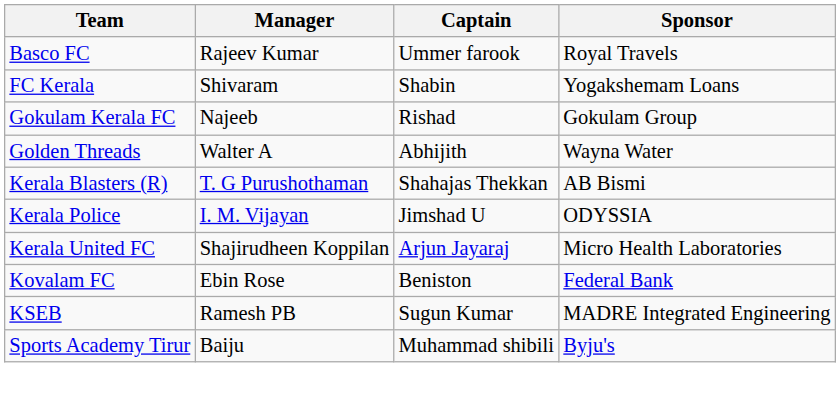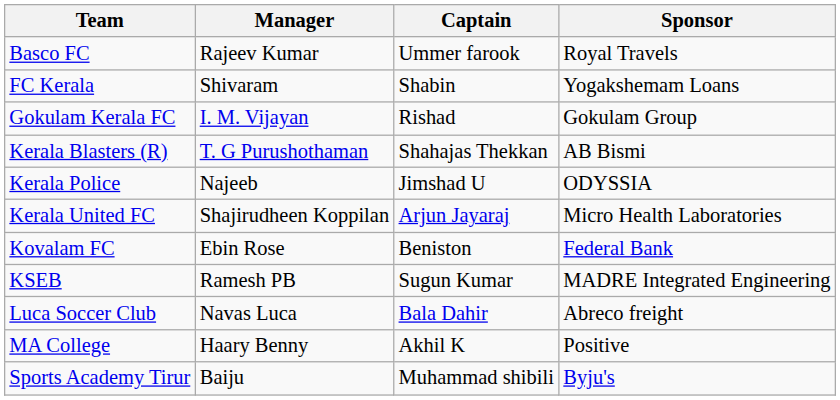(229, 118) Najeeb -> (254, 118) I. M. Vijayan
- row: (75, 150)
(254, 215) I. M. Vijayan -> (229, 183) Najeeb
+ row: (83, 313)
+ row: (60, 345)
